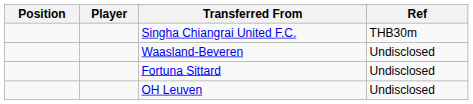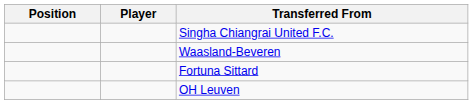- column: (417, 14)
